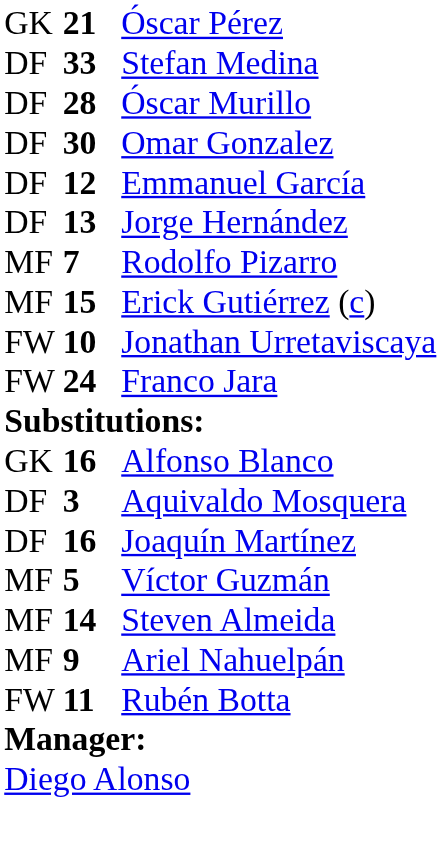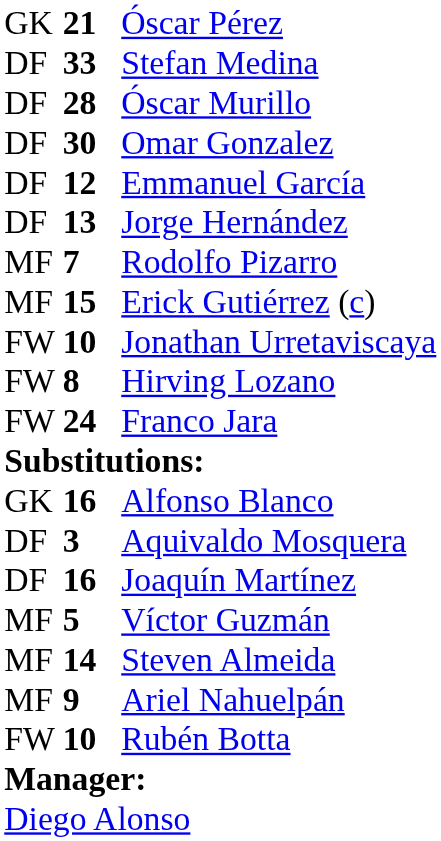+ row: (228, 381)
(79, 699) 11 -> (80, 739) 10
